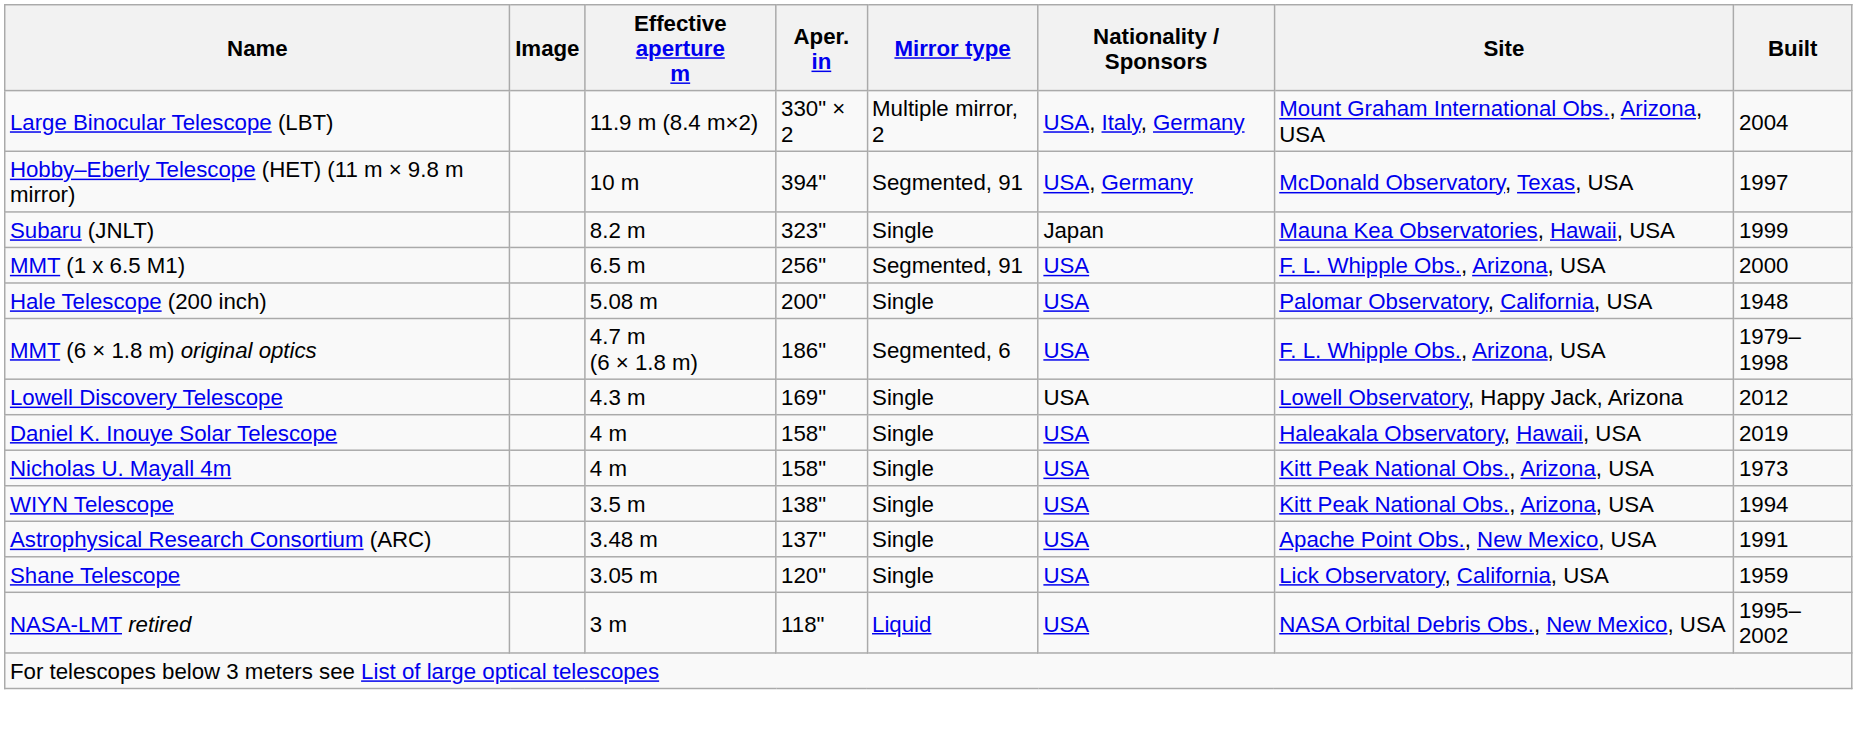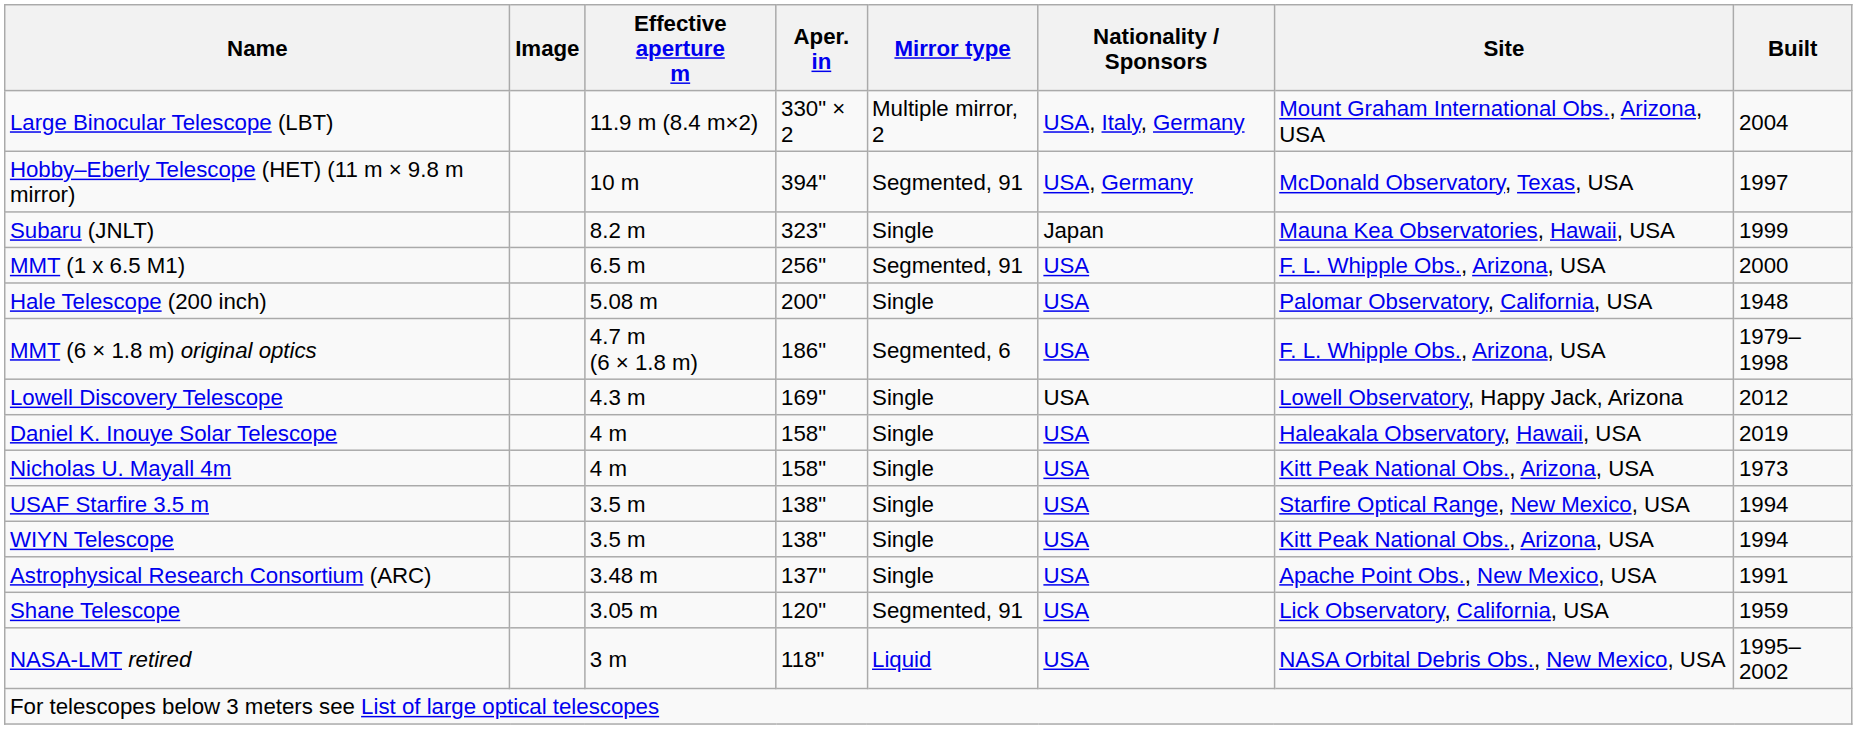+ row: (109, 504)
(903, 575) Single -> (947, 610) Segmented, 91
